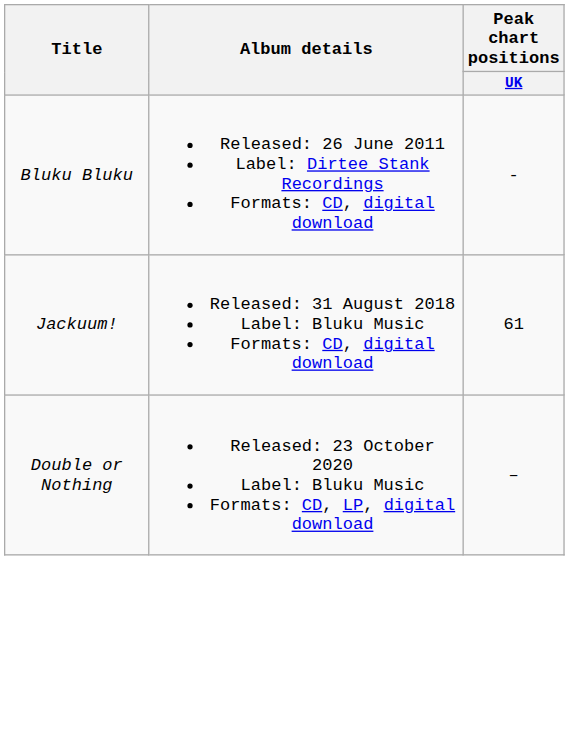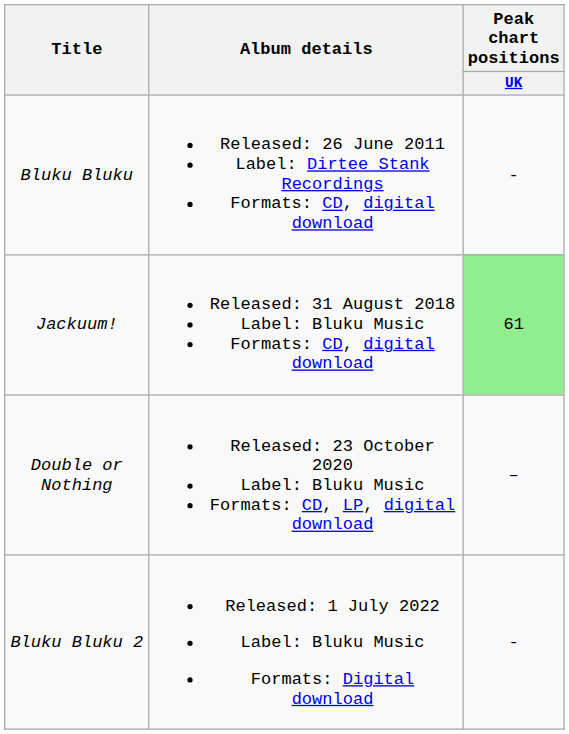(514, 325) no background -> (514, 325) lightgreen background
+ row: (77, 642)
